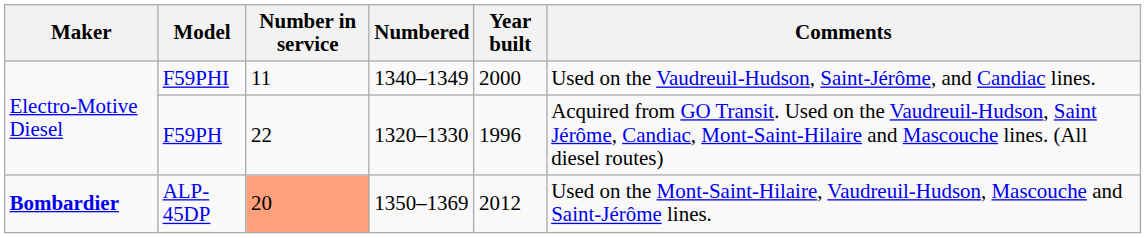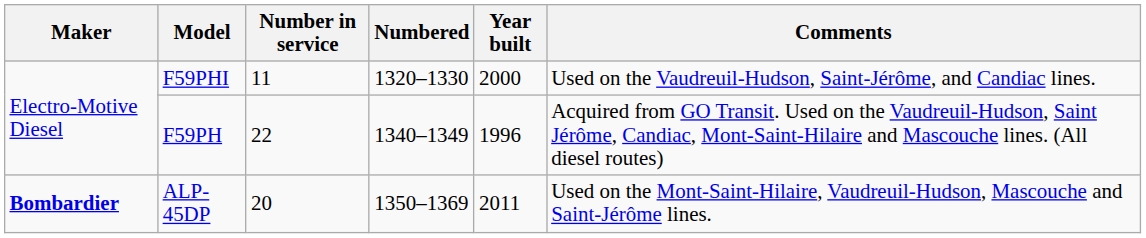(421, 77) 1340–1349 -> (421, 77) 1320–1330
(421, 134) 1320–1330 -> (421, 134) 1340–1349
(261, 203) lightsalmon background -> (261, 203) no background
(500, 203) 2012 -> (500, 203) 2011
